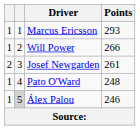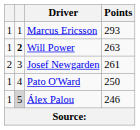(20, 47) normal -> (20, 47) bold
(112, 47) 266 -> (112, 47) 263
(112, 82) 248 -> (112, 82) 250
